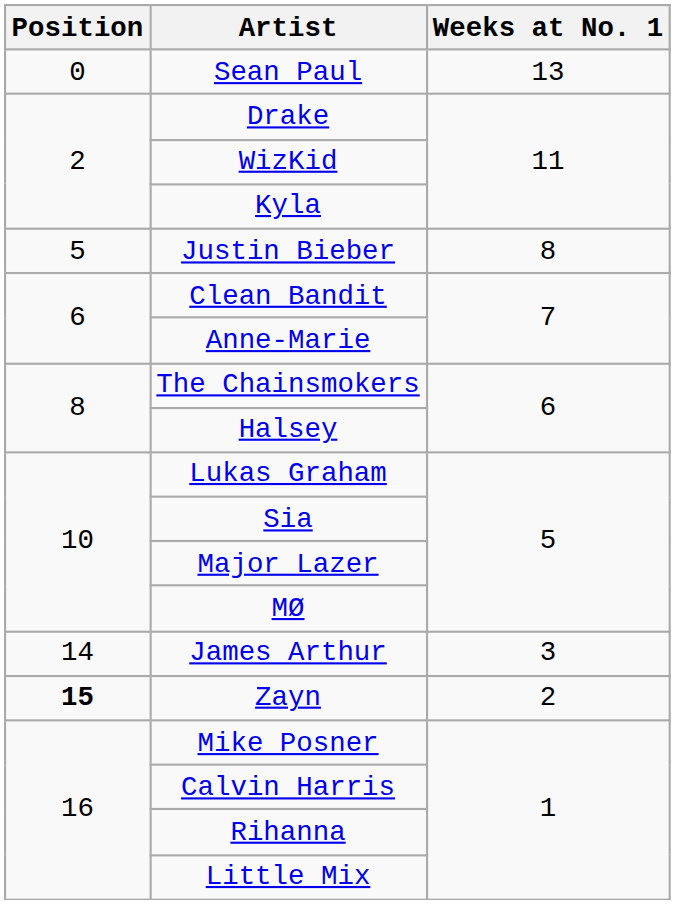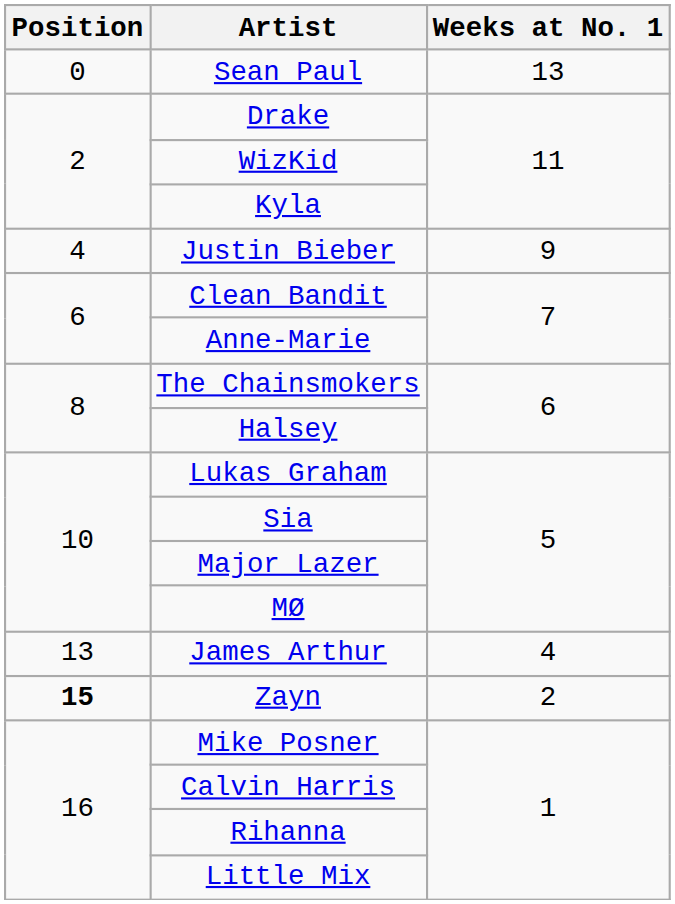(77, 251) 5 -> (77, 251) 4
(548, 251) 8 -> (548, 251) 9
(77, 653) 14 -> (77, 653) 13
(548, 653) 3 -> (548, 653) 4
